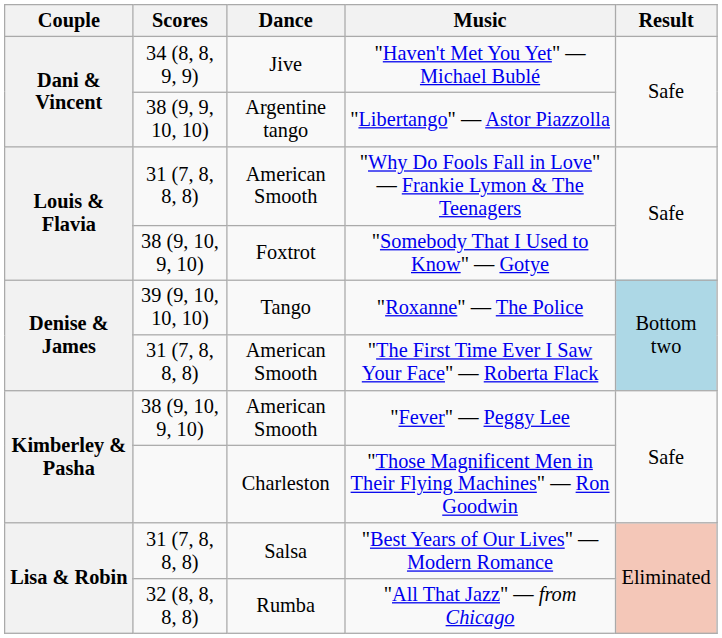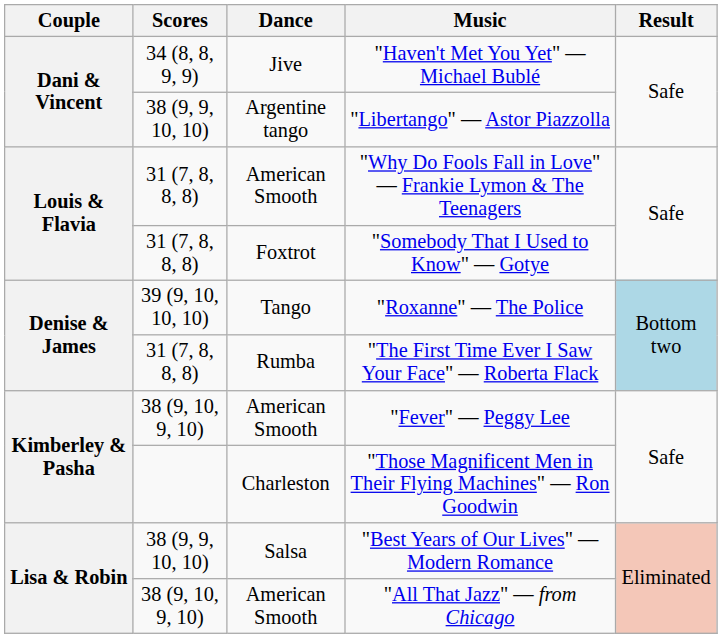(180, 252) 38 (9, 10, 9, 10) -> (180, 252) 31 (7, 8, 8, 8)
(286, 362) American Smooth -> (286, 362) Rumba
(180, 550) 31 (7, 8, 8, 8) -> (180, 550) 38 (9, 9, 10, 10)
(180, 605) 32 (8, 8, 8, 8) -> (180, 605) 38 (9, 10, 9, 10)
(286, 605) Rumba -> (286, 605) American Smooth
